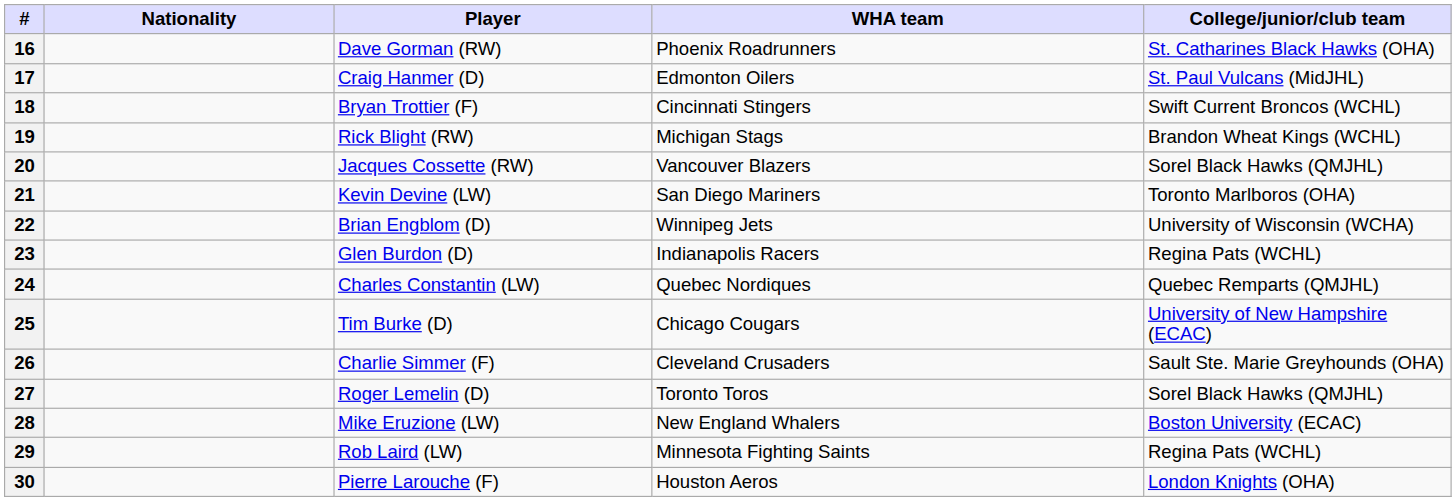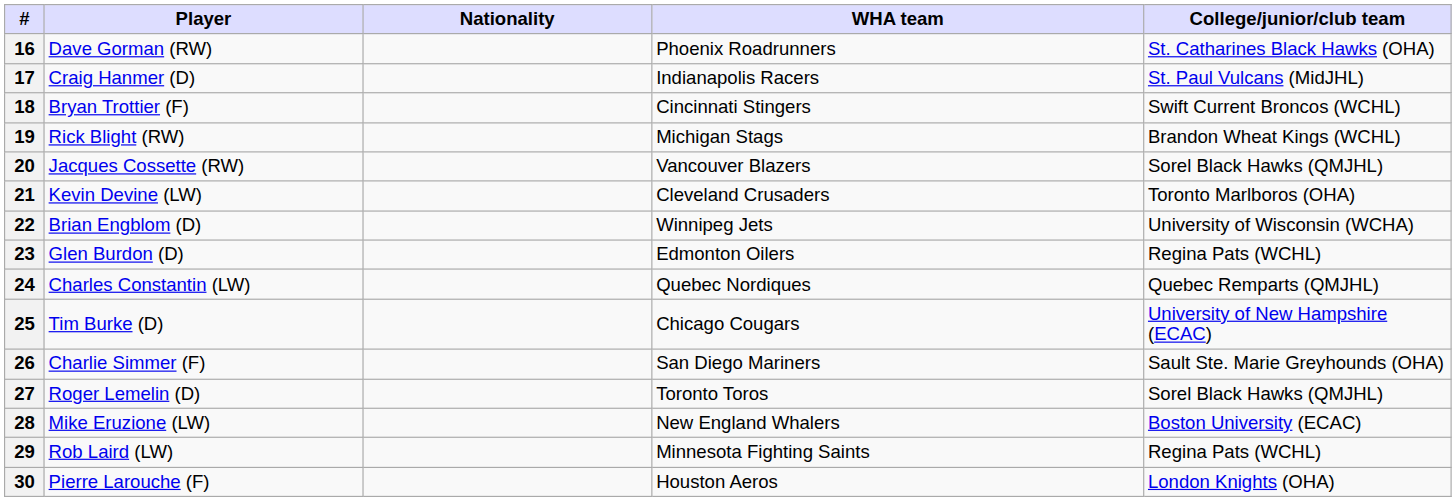columns swapped: (493, 19) <-> (189, 19)
(725, 78) Edmonton Oilers -> (738, 78) Indianapolis Racers
(738, 195) San Diego Mariners -> (743, 195) Cleveland Crusaders
(738, 254) Indianapolis Racers -> (725, 254) Edmonton Oilers
(743, 363) Cleveland Crusaders -> (738, 363) San Diego Mariners
